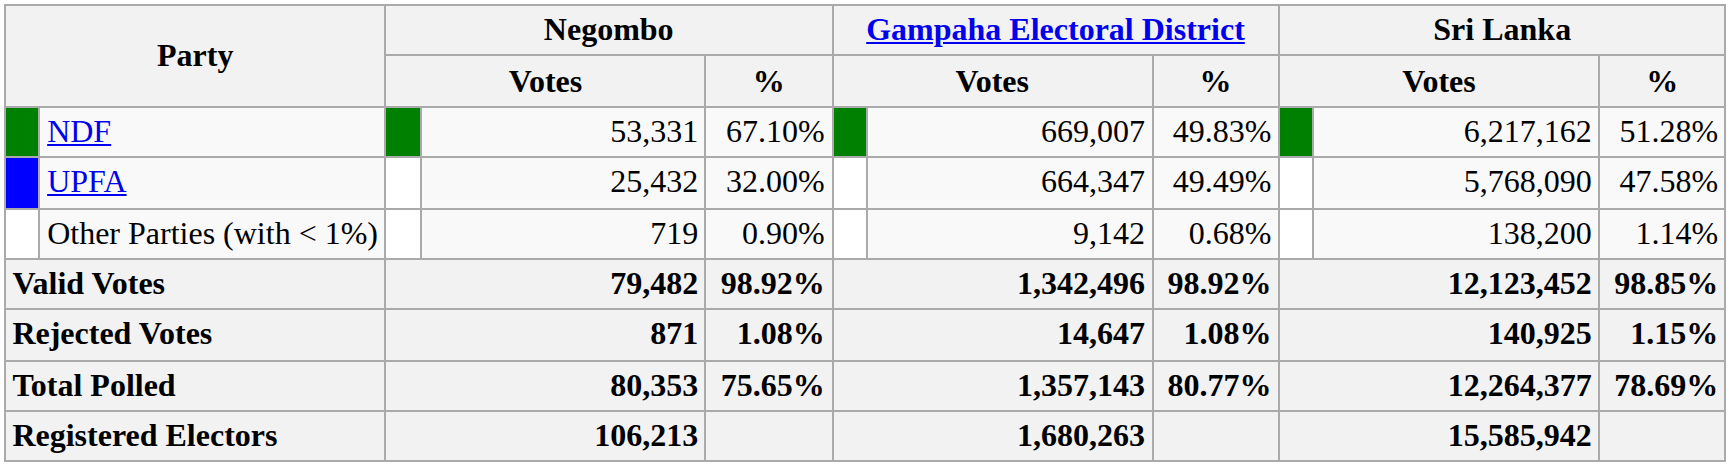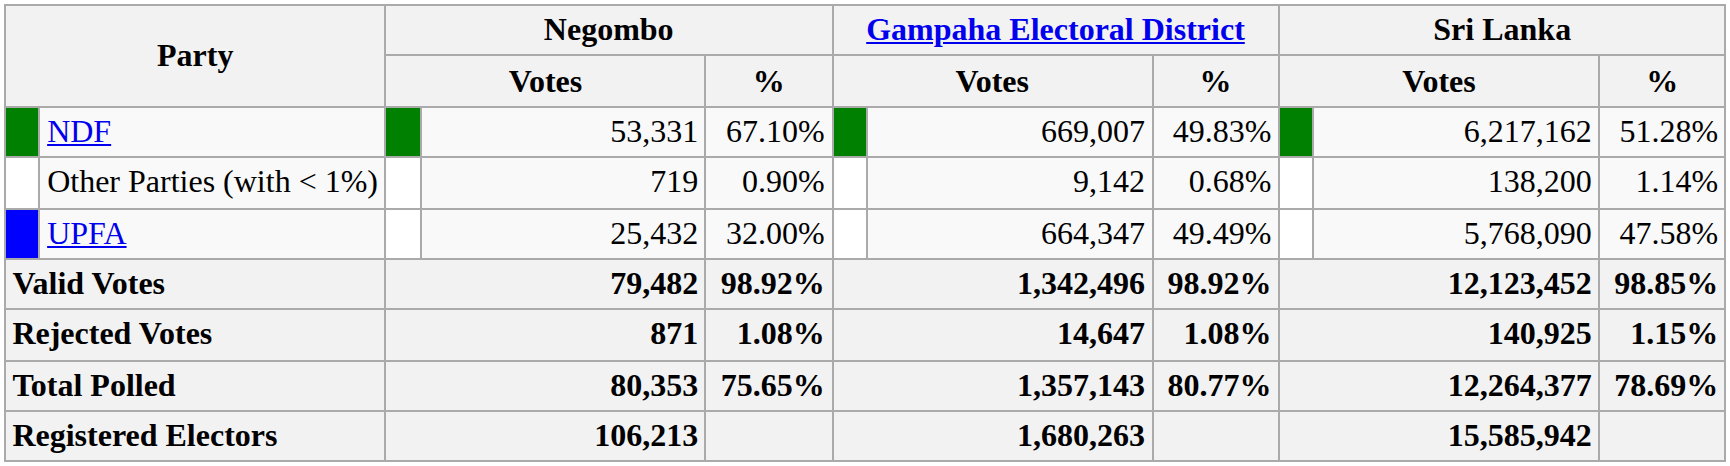rows swapped: (87, 182) <-> (213, 232)
